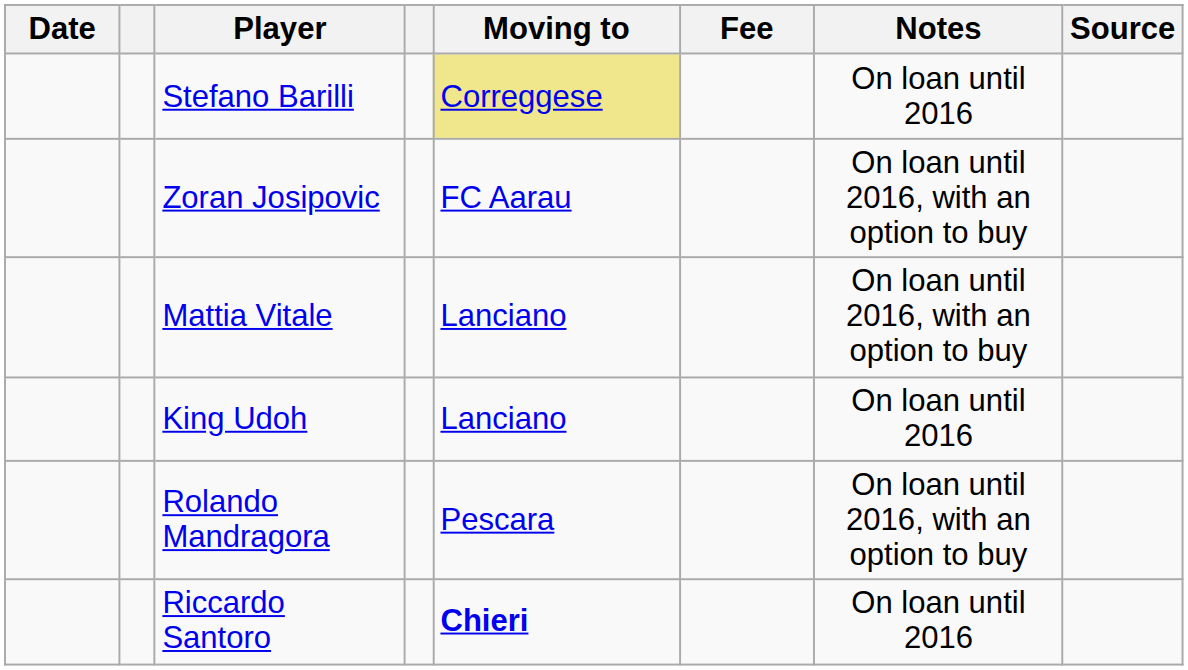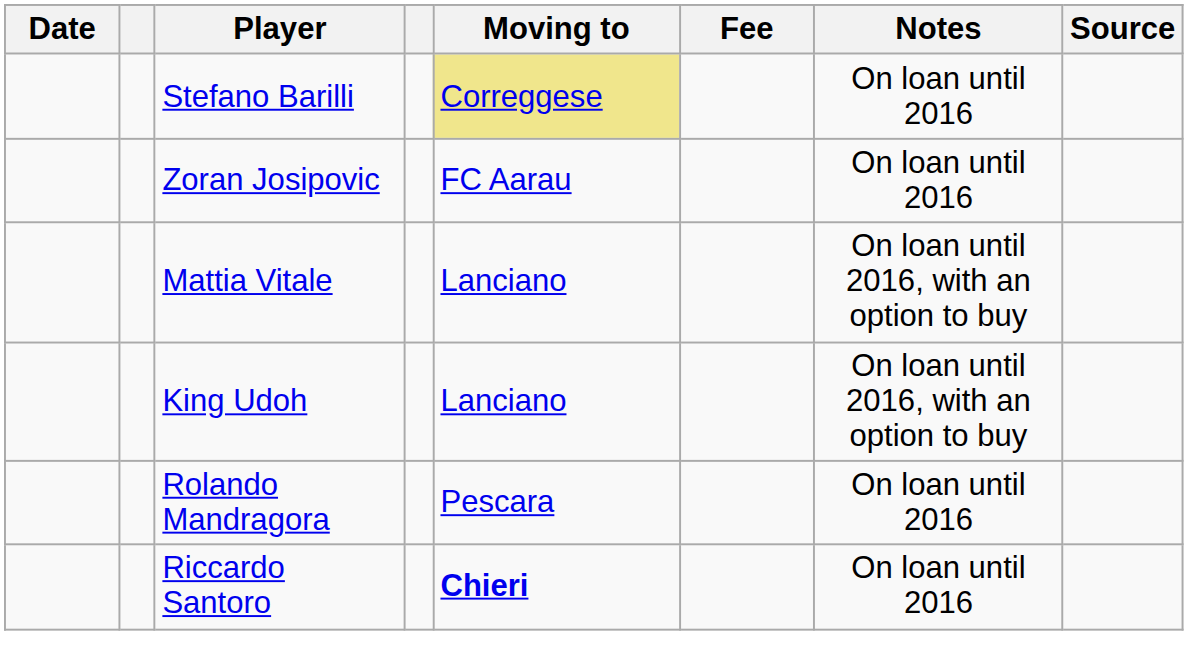(938, 197) On loan until 2016, with an option to buy -> (938, 179) On loan until 2016
(938, 418) On loan until 2016 -> (938, 400) On loan until 2016, with an option to buy
(938, 519) On loan until 2016, with an option to buy -> (938, 502) On loan until 2016
